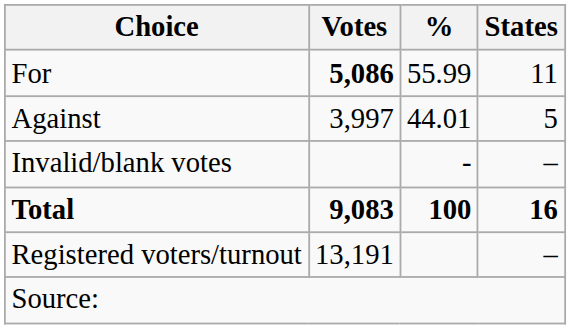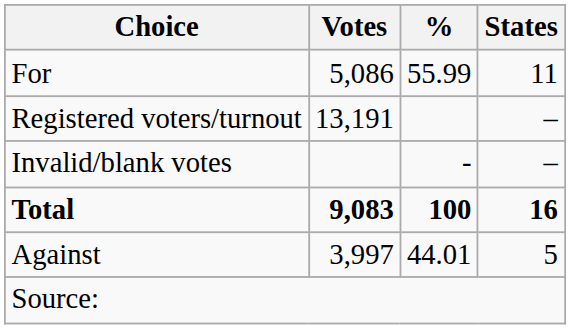(362, 72) bold -> (362, 72) normal
rows swapped: (56, 118) <-> (157, 254)
